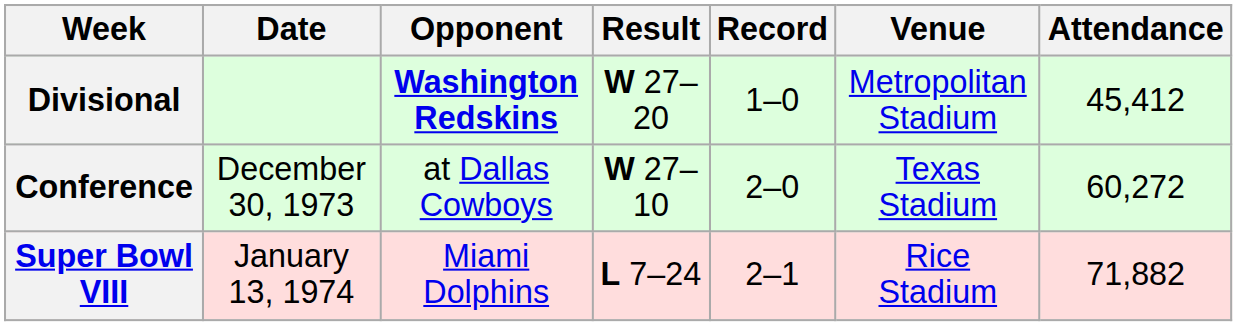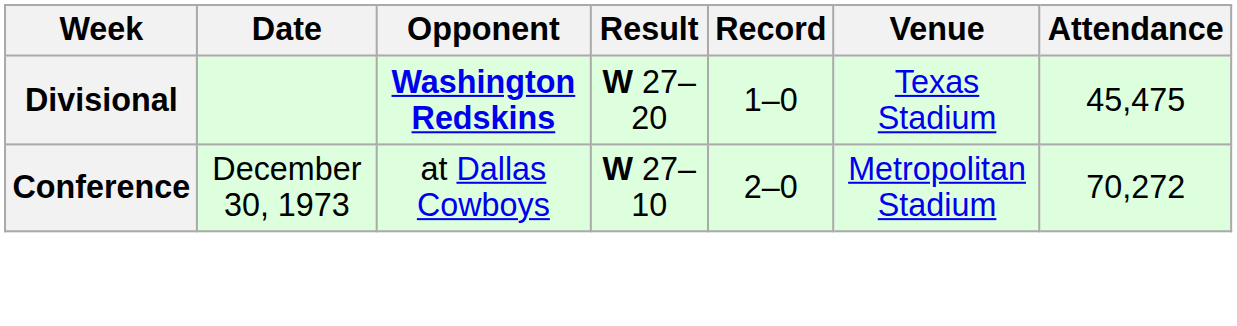(938, 99) Metropolitan Stadium -> (937, 99) Texas Stadium
(1136, 99) 45,412 -> (1136, 99) 45,475
(938, 187) Texas Stadium -> (937, 187) Metropolitan Stadium
(1136, 187) 60,272 -> (1136, 187) 70,272
- row: (104, 274)
